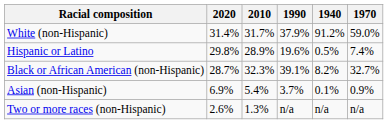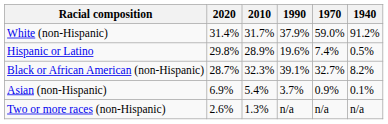columns swapped: (365, 14) <-> (330, 14)
